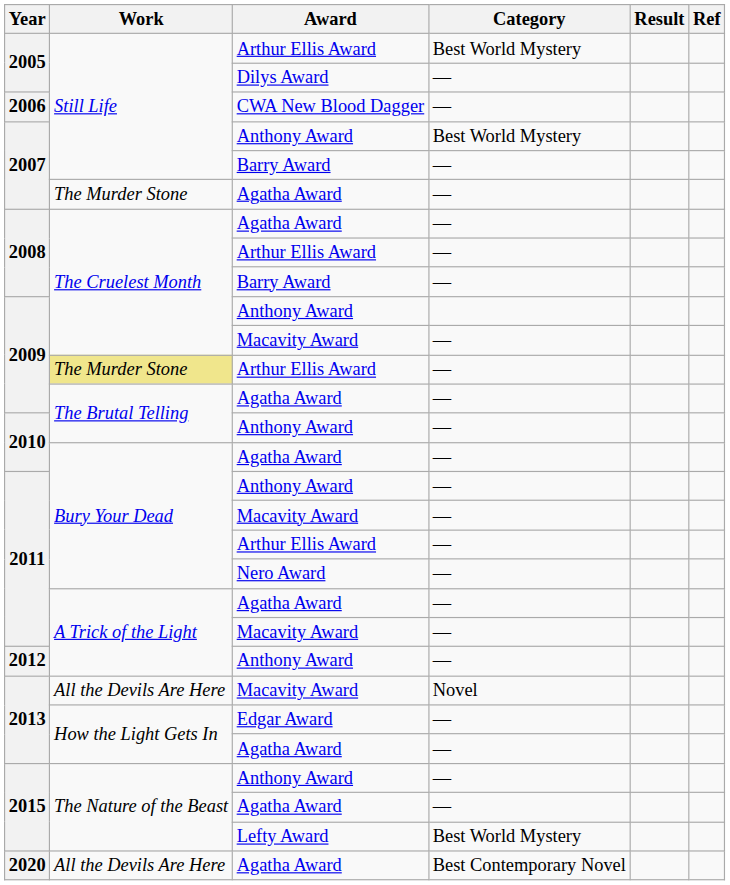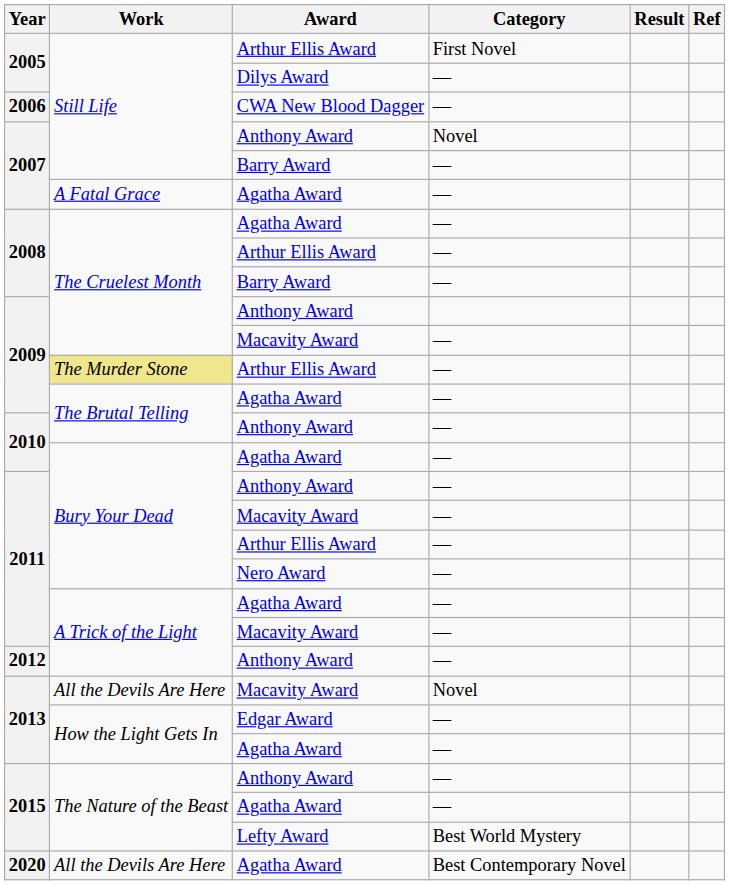(507, 48) Best World Mystery -> (474, 48) First Novel
(507, 135) Best World Mystery -> (455, 135) Novel
(121, 194) The Murder Stone -> (107, 194) A Fatal Grace
